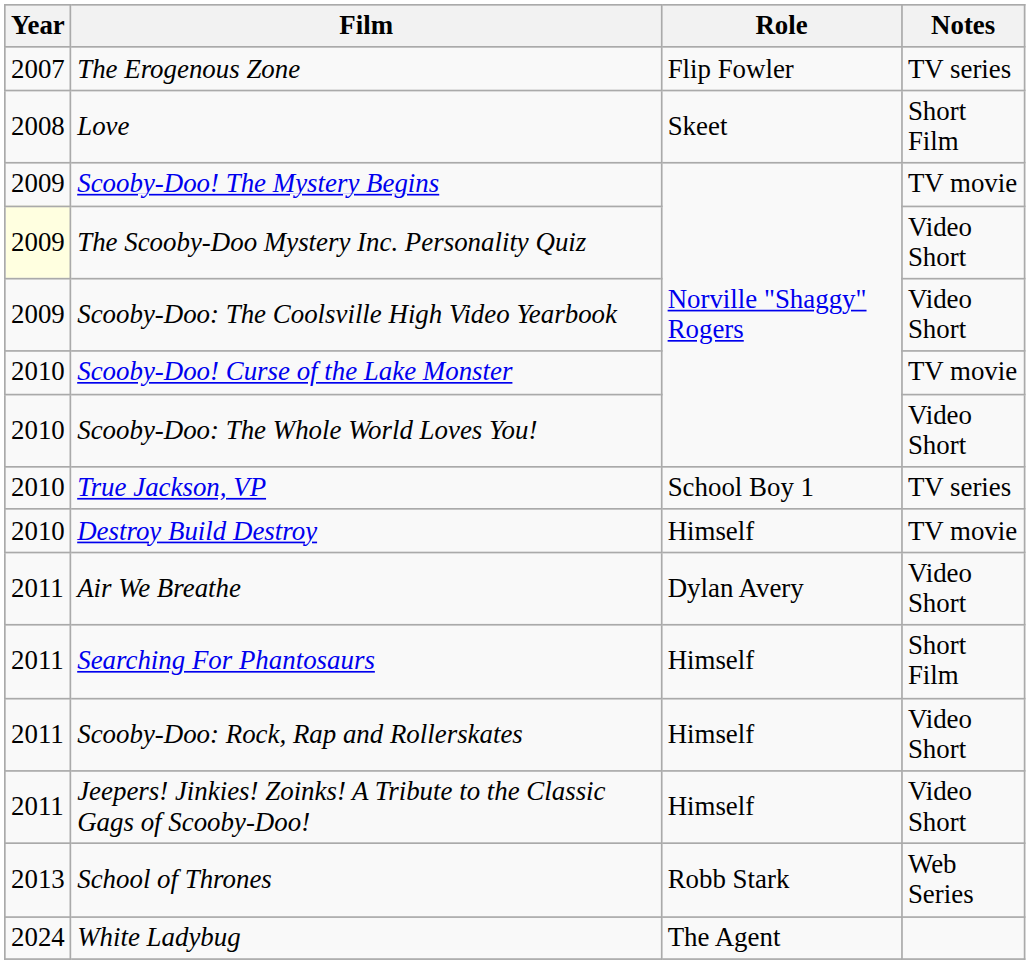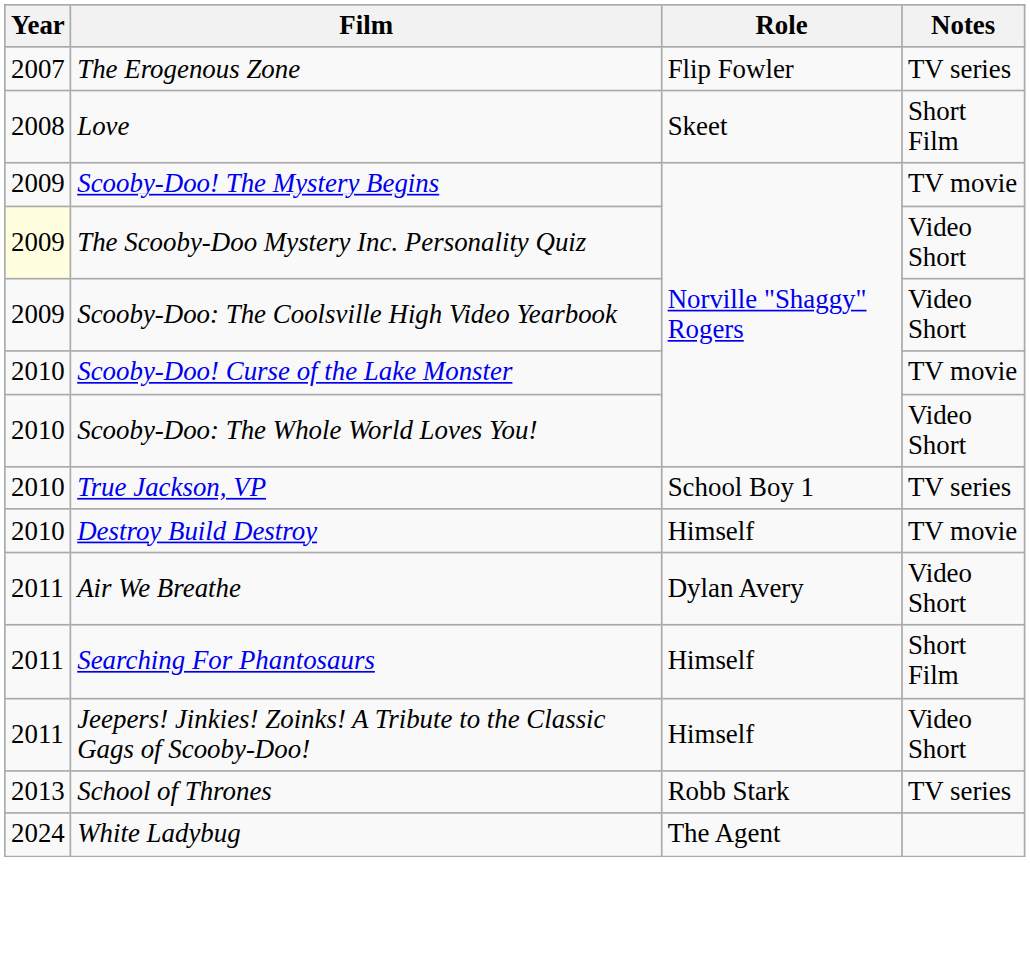- row: (300, 733)
(941, 879) Web Series -> (960, 791) TV series
